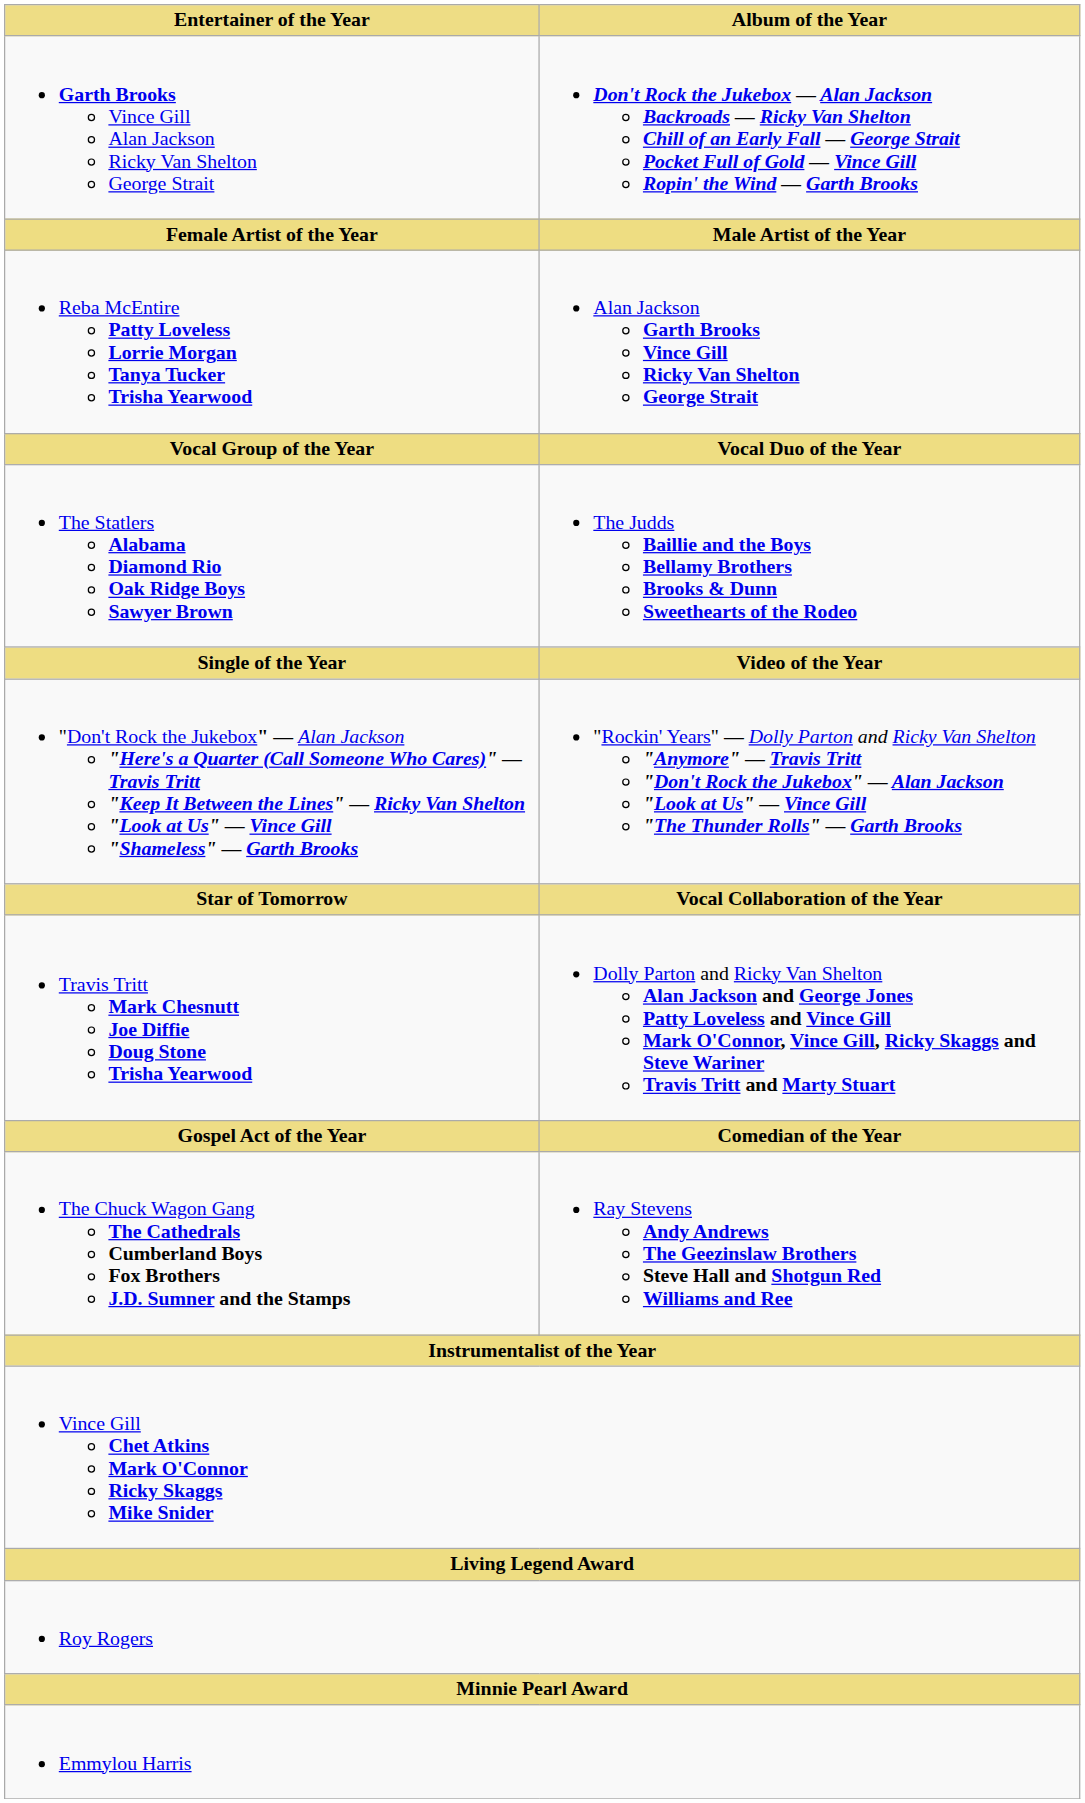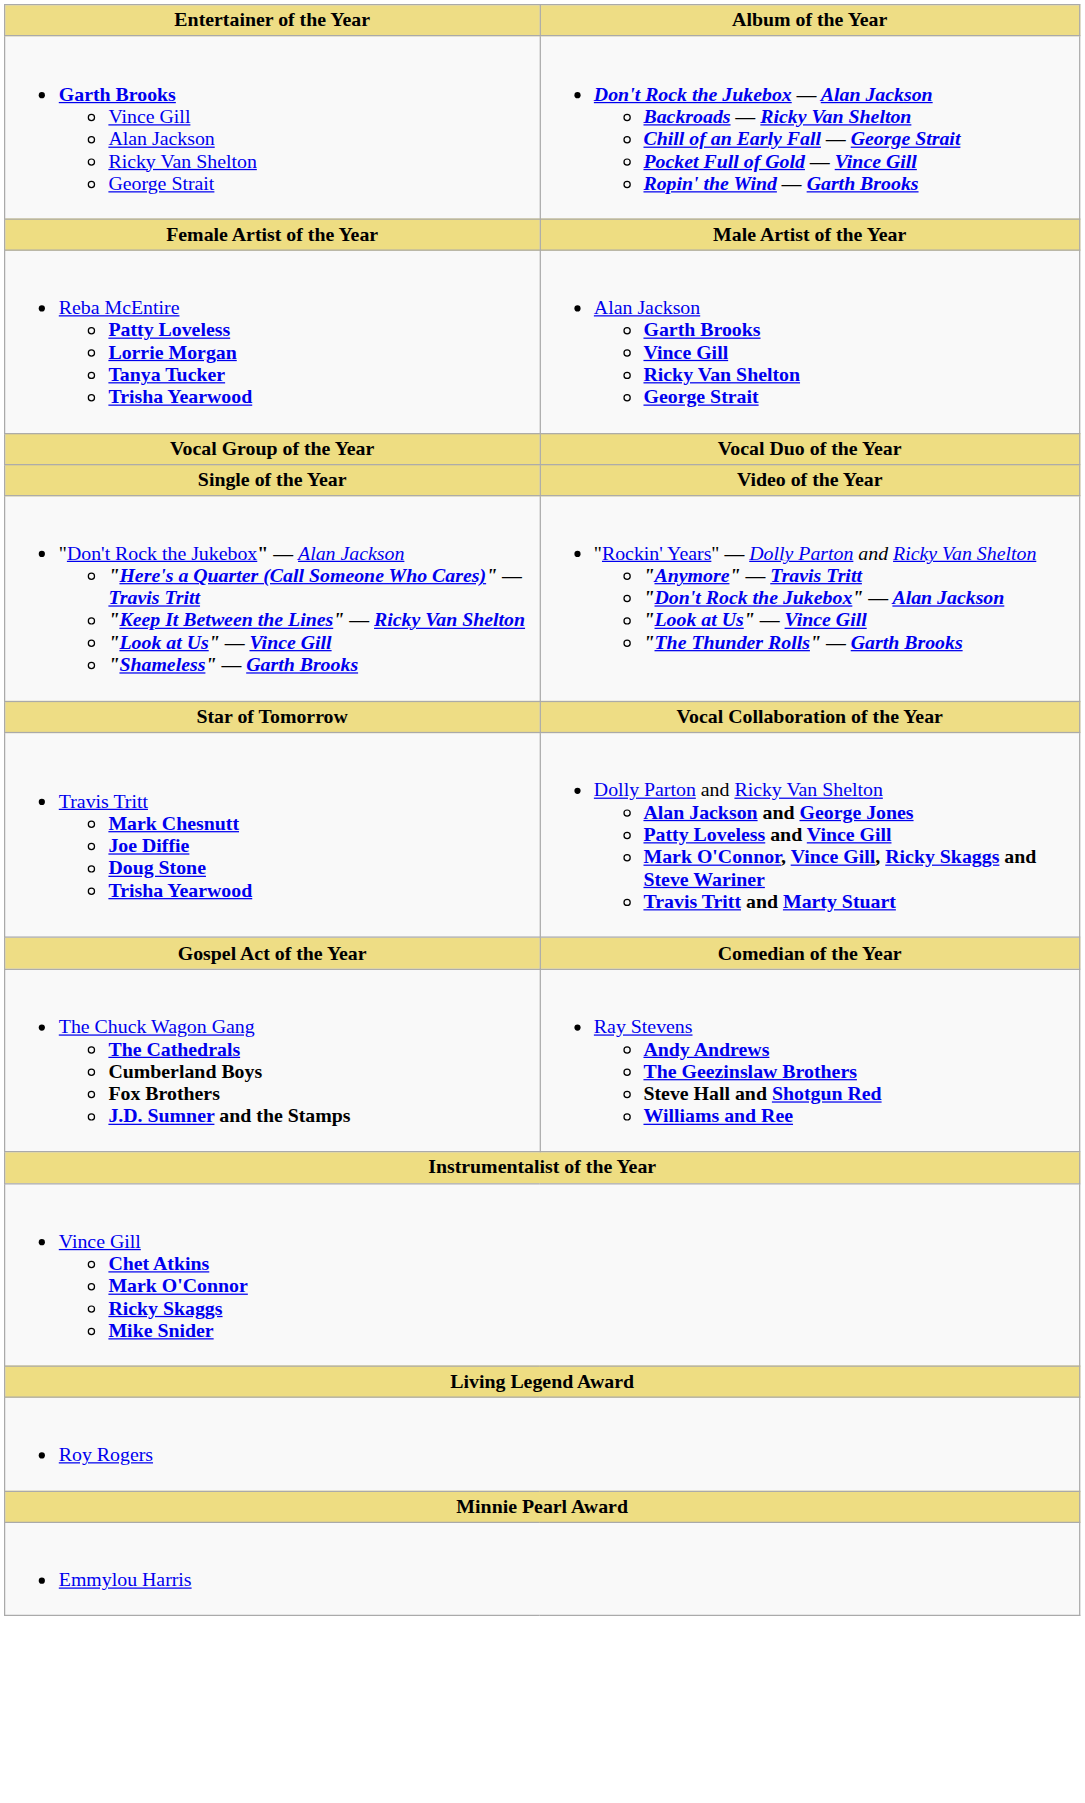- row: (272, 567)
